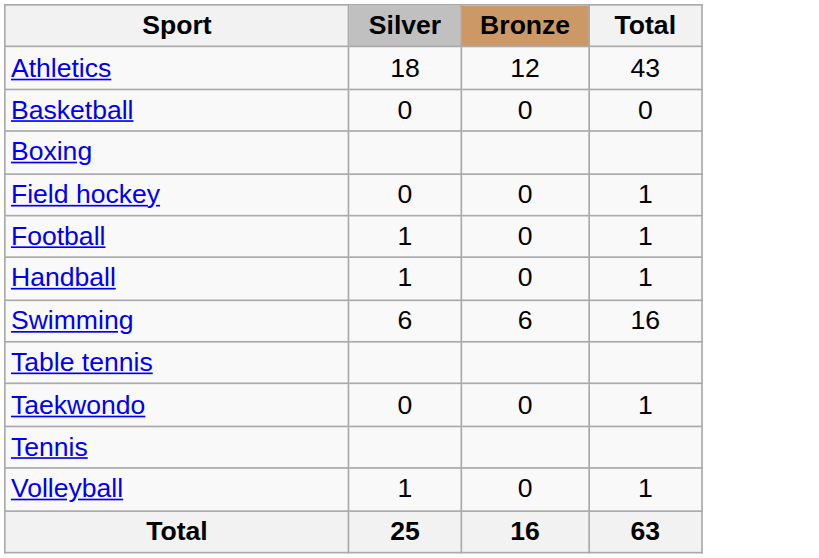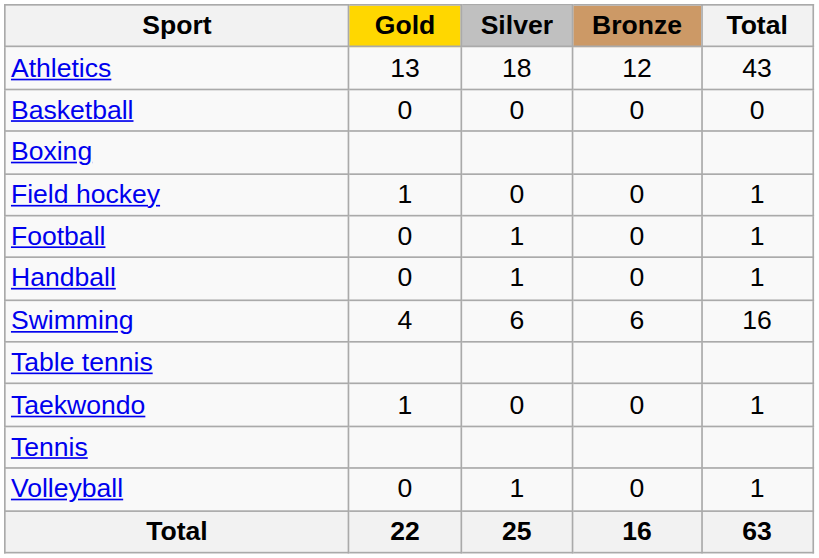+ column: (405, 25)
